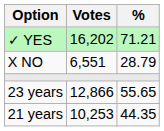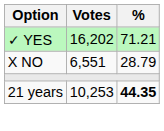- row: (35, 91)
(138, 114) normal -> (138, 91) bold
